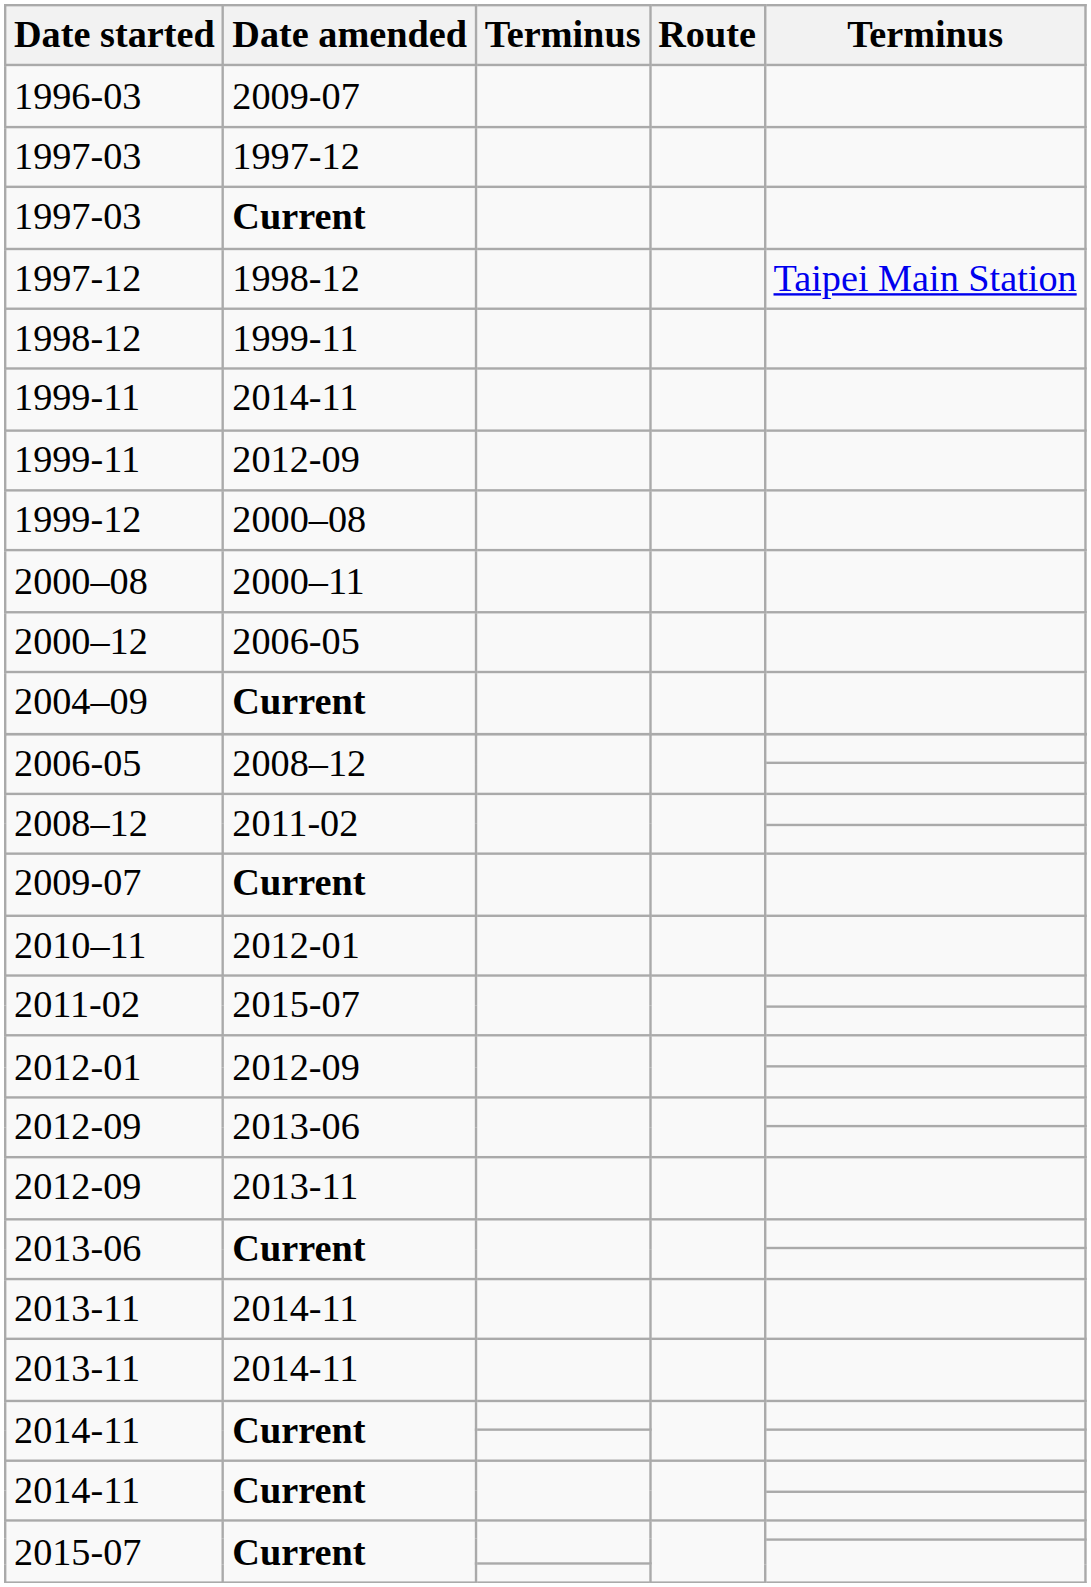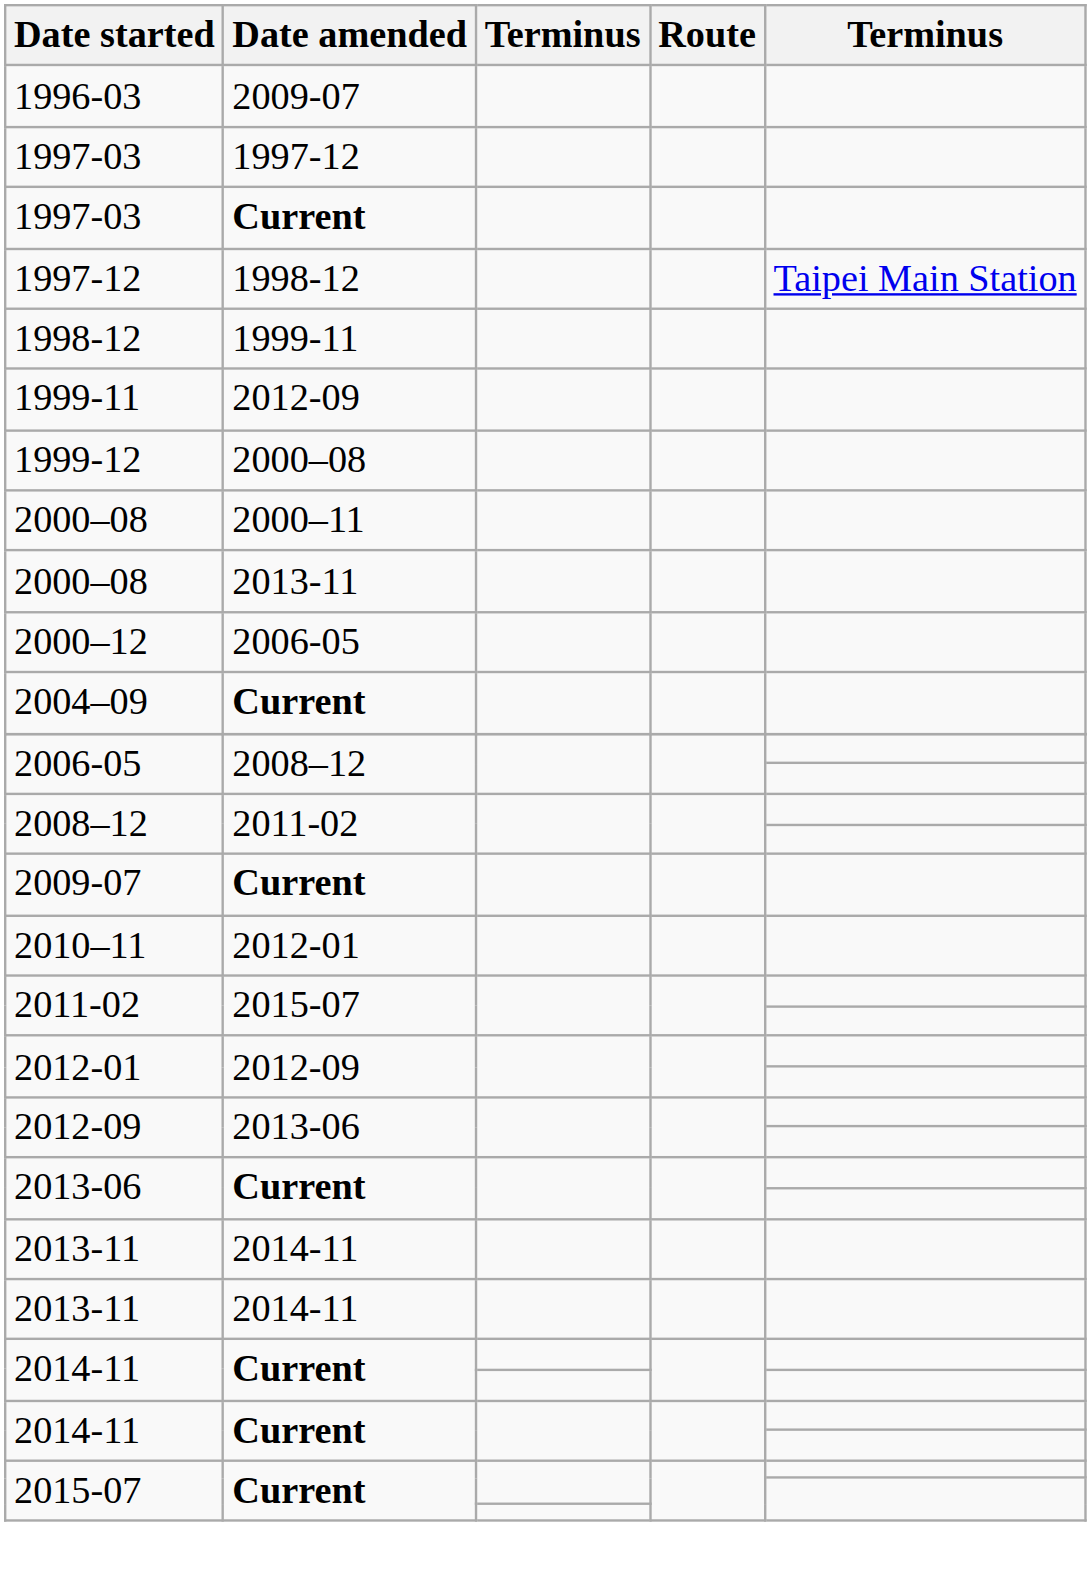- row: (77, 398)
+ row: (81, 580)
- row: (78, 1187)
